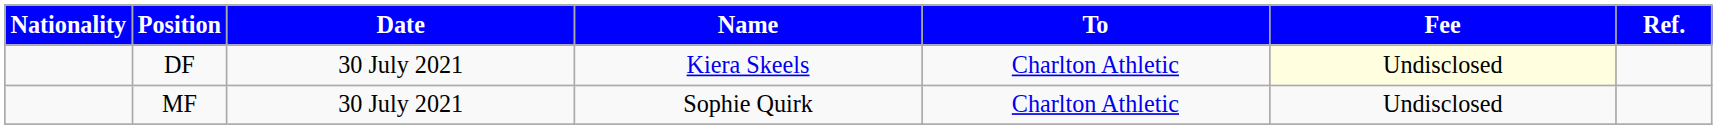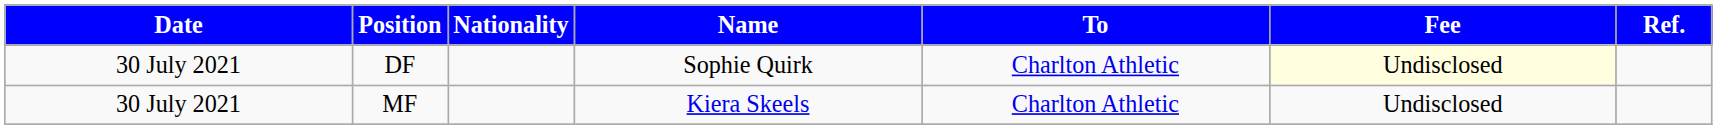columns swapped: (401, 24) <-> (68, 24)
(748, 64) Kiera Skeels -> (748, 64) Sophie Quirk
(748, 104) Sophie Quirk -> (748, 104) Kiera Skeels
